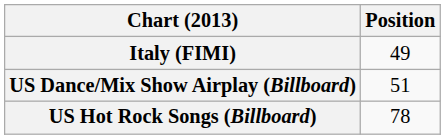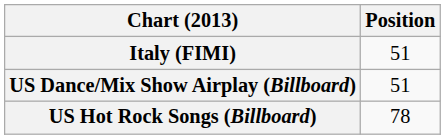(400, 52) 49 -> (400, 52) 51
